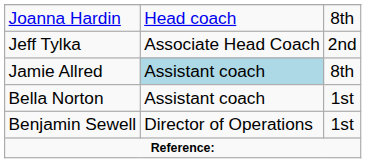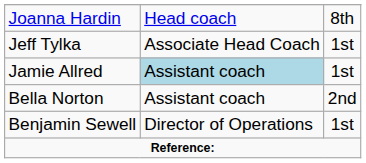(342, 44) 2nd -> (342, 44) 1st
(342, 71) 8th -> (342, 71) 1st
(342, 98) 1st -> (342, 98) 2nd
